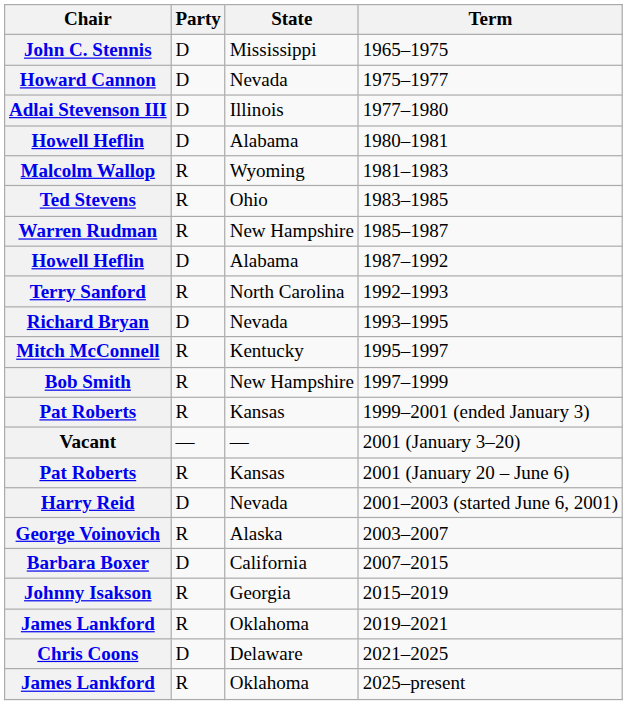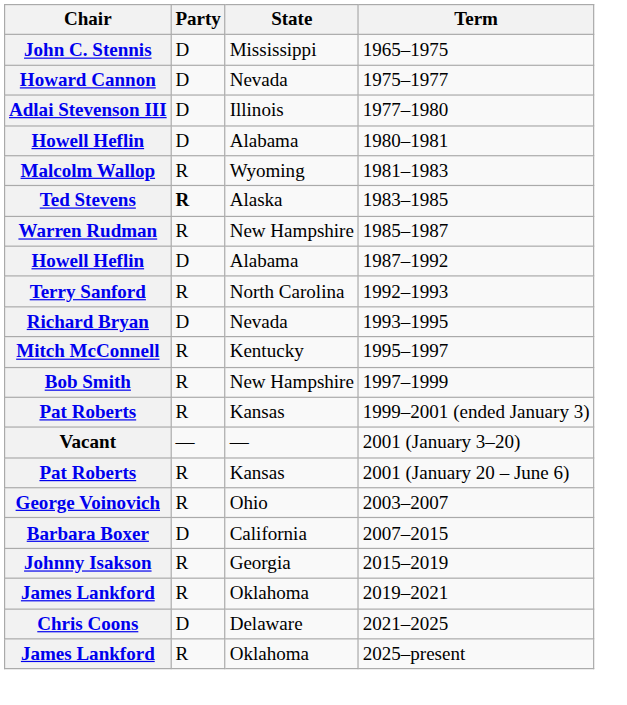(182, 200) normal -> (182, 200) bold
(249, 200) Ohio -> (256, 200) Alaska
- row: (490, 502)
(256, 532) Alaska -> (249, 502) Ohio
